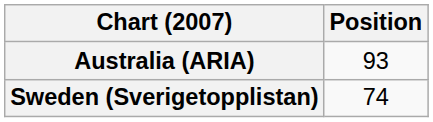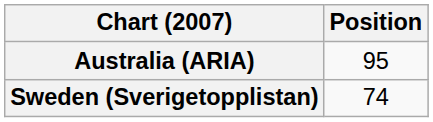(376, 60) 93 -> (376, 60) 95
